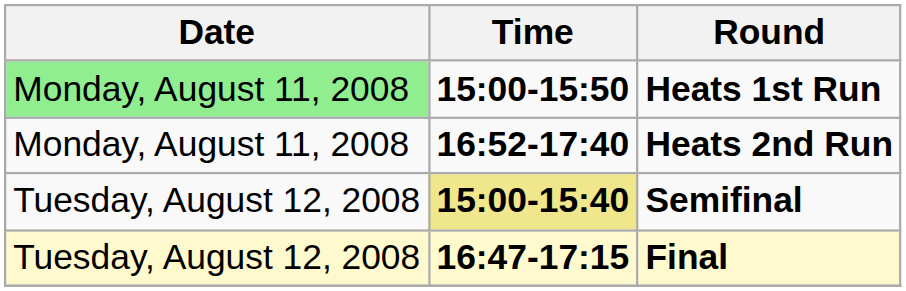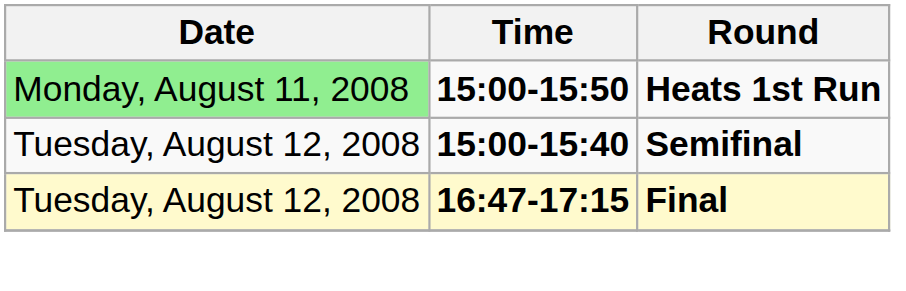- row: (769, 144)
(533, 200) khaki background -> (533, 144) no background
